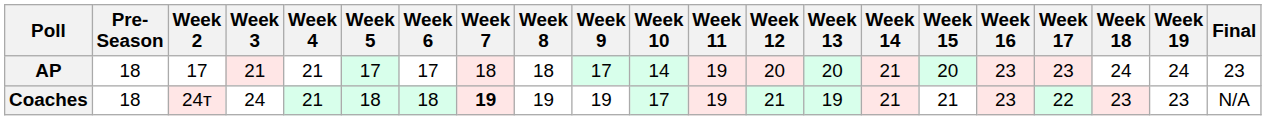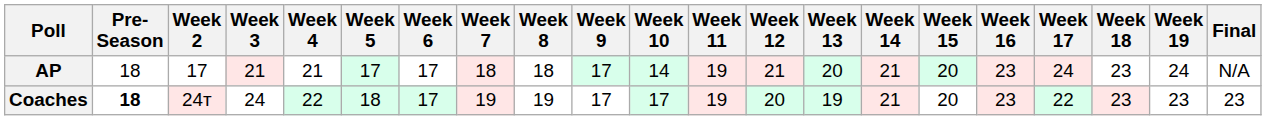(775, 71) 20 -> (775, 71) 21
(1063, 71) 23 -> (1063, 71) 24
(1121, 71) 24 -> (1121, 71) 23
(1234, 71) 23 -> (1234, 71) N/A
(130, 101) normal -> (130, 101) bold
(312, 101) 21 -> (312, 101) 22
(428, 101) 18 -> (428, 101) 17
(486, 101) bold -> (486, 101) normal
(601, 101) 19 -> (601, 101) 17
(775, 101) 21 -> (775, 101) 20
(948, 101) 21 -> (948, 101) 20
(1234, 101) N/A -> (1234, 101) 23
